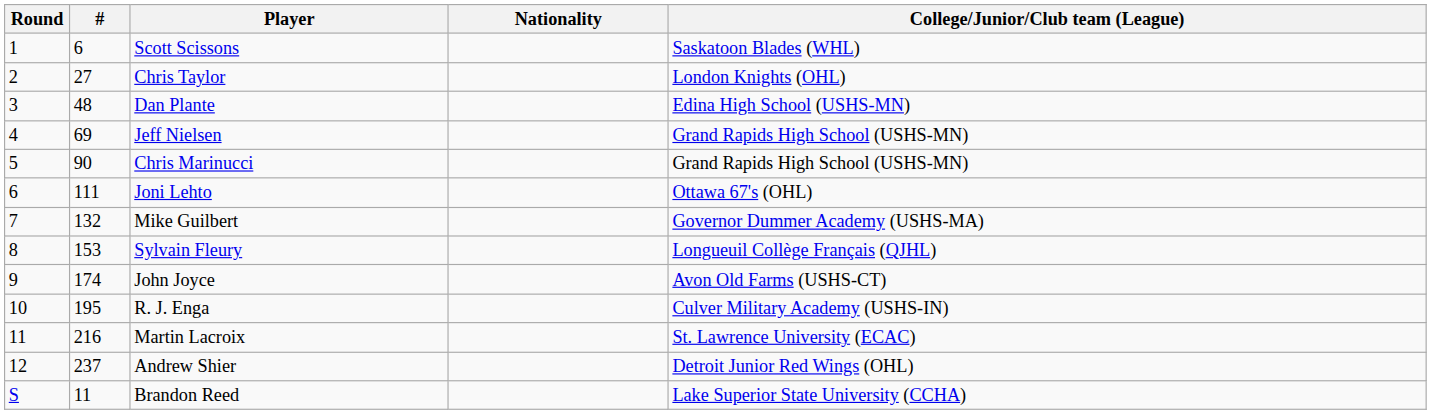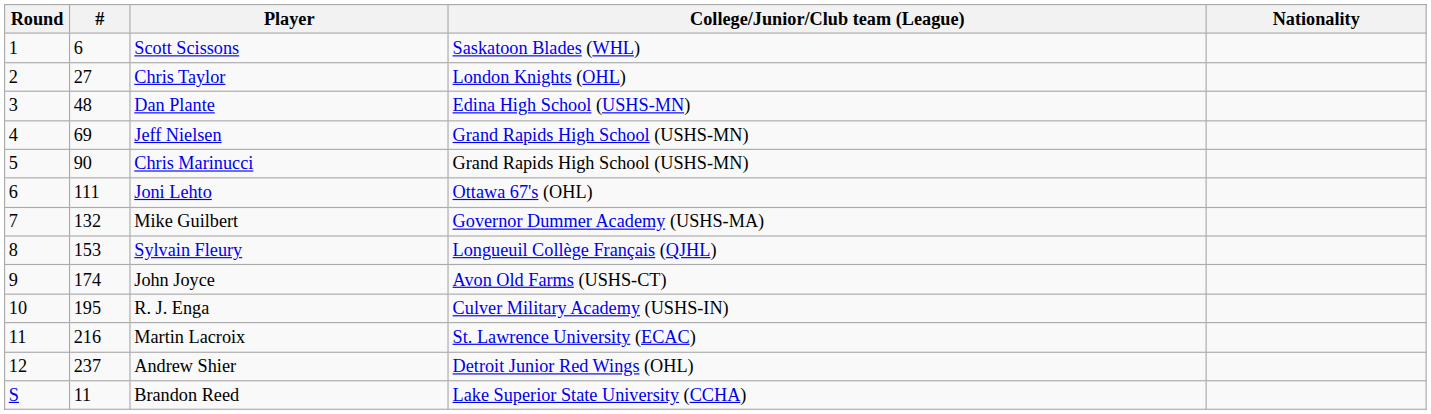columns swapped: (558, 18) <-> (1047, 18)
